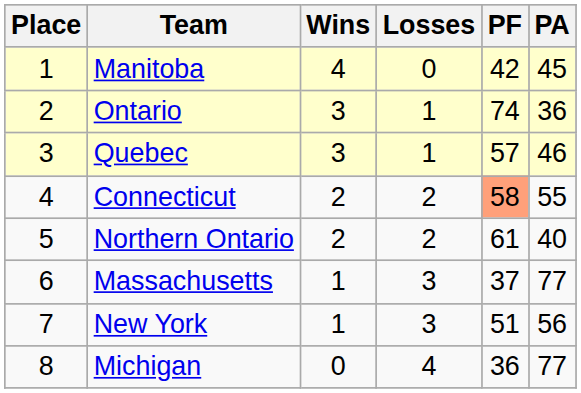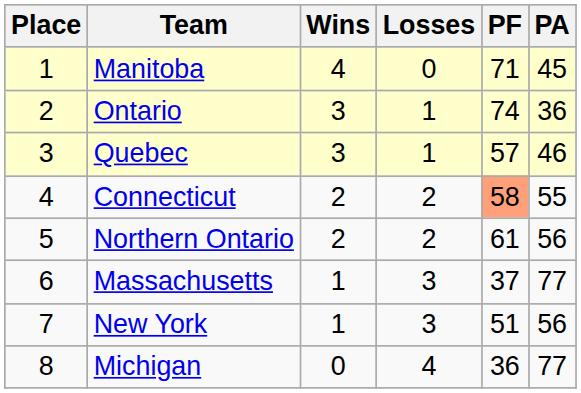(505, 68) 42 -> (505, 68) 71
(552, 238) 40 -> (552, 238) 56
